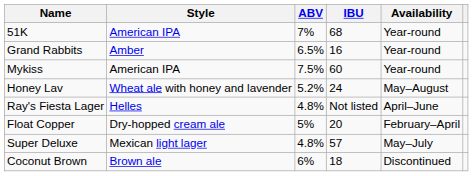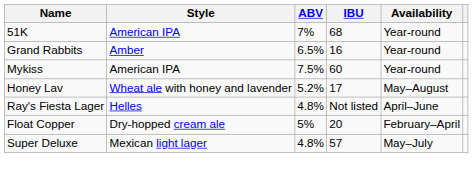(336, 87) 24 -> (336, 87) 17
- row: (47, 161)
